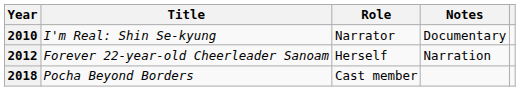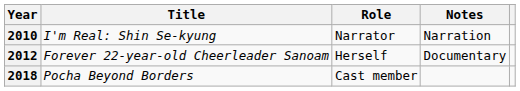(465, 35) Documentary -> (457, 35) Narration
(457, 55) Narration -> (465, 55) Documentary
